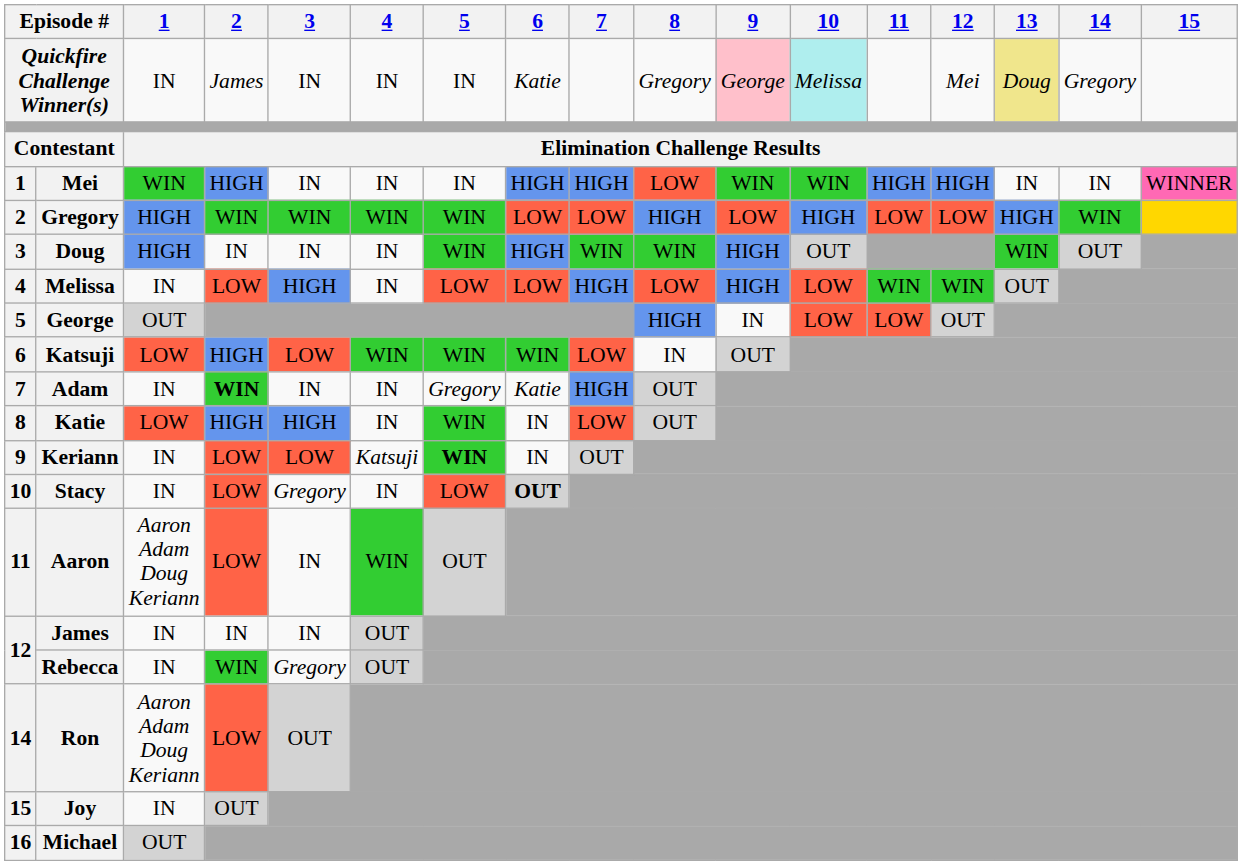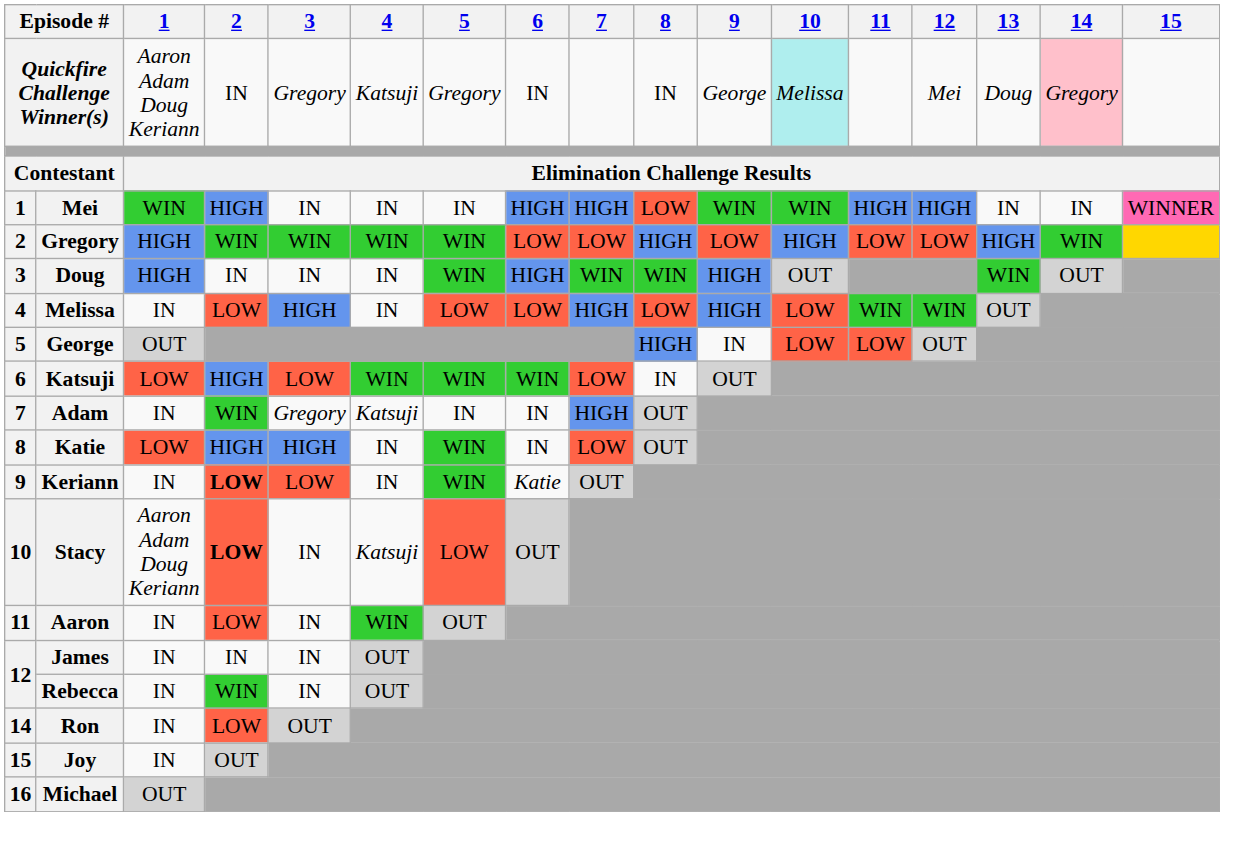(164, 80) IN -> (164, 92) Aaron Adam Doug Keriann
(237, 80) James -> (237, 92) IN
(310, 80) IN -> (310, 92) Gregory
(387, 80) IN -> (387, 92) Katsuji
(464, 80) IN -> (464, 92) Gregory
(538, 80) Katie -> (538, 92) IN
(675, 80) Gregory -> (665, 92) IN
(753, 80) pink background -> (734, 92) no background
(1027, 80) khaki background -> (1008, 92) no background
(1100, 80) no background -> (1082, 92) pink background
(237, 388) bold -> (237, 412) normal
(310, 388) IN -> (310, 412) Gregory
(387, 388) IN -> (387, 412) Katsuji
(464, 388) Gregory -> (464, 412) IN
(538, 388) Katie -> (538, 412) IN
(237, 457) normal -> (237, 481) bold
(387, 457) Katsuji -> (387, 481) IN
(464, 457) bold -> (464, 481) normal
(538, 457) IN -> (538, 481) Katie
(164, 491) IN -> (164, 552) Aaron Adam Doug Keriann
(237, 491) normal -> (237, 552) bold
(310, 491) Gregory -> (310, 552) IN
(387, 491) IN -> (387, 552) Katsuji
(538, 491) bold -> (538, 552) normal
(164, 561) Aaron Adam Doug Keriann -> (164, 622) IN
(310, 666) Gregory -> (310, 691) IN
(164, 737) Aaron Adam Doug Keriann -> (164, 725) IN
